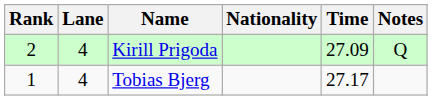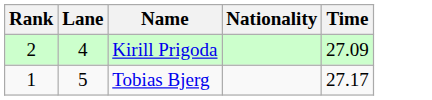- column: (400, 19)
(83, 79) 4 -> (83, 79) 5
